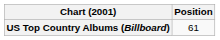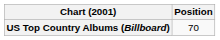(194, 27) 61 -> (194, 27) 70
